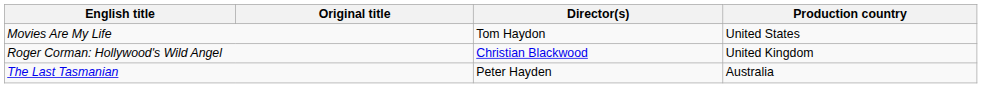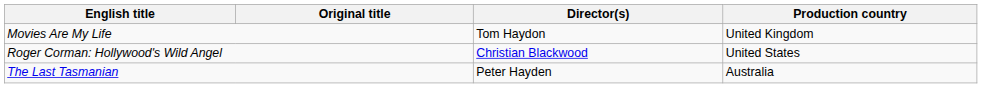(763, 33) United States -> (770, 33) United Kingdom
(770, 53) United Kingdom -> (763, 53) United States
